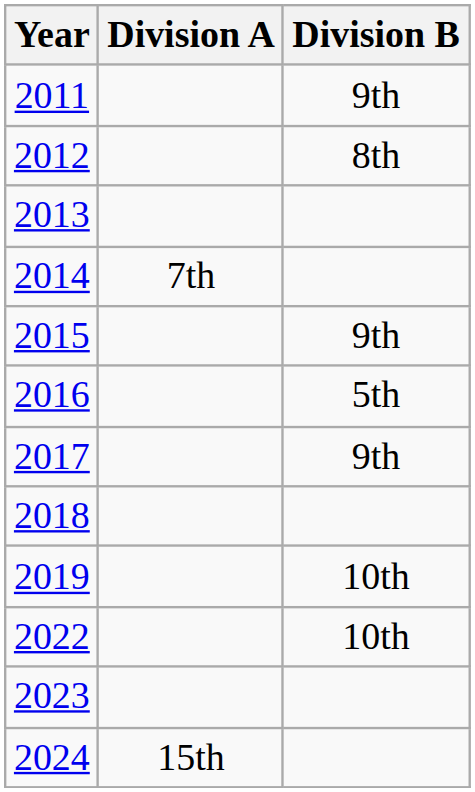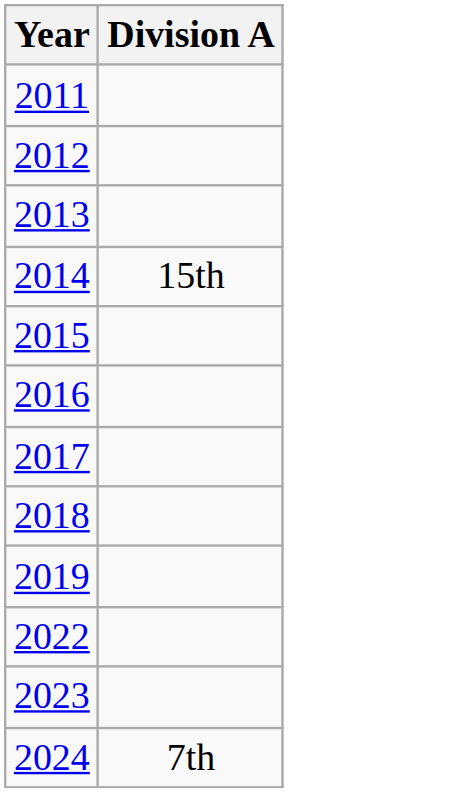- column: (376, 34)
(191, 275) 7th -> (191, 275) 15th
(191, 756) 15th -> (191, 756) 7th
